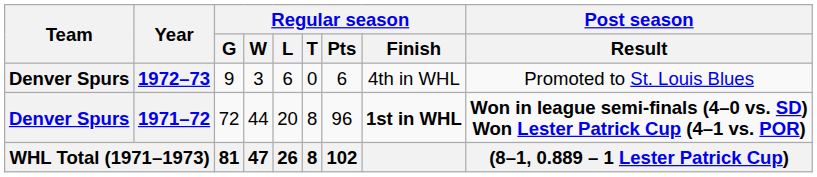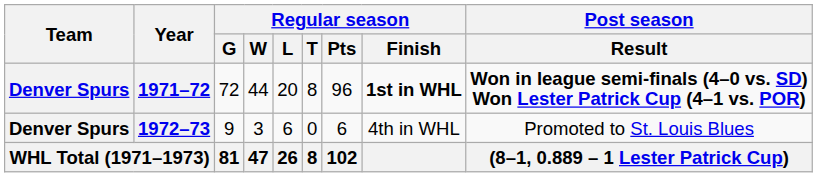rows swapped: (174, 118) <-> (174, 78)
